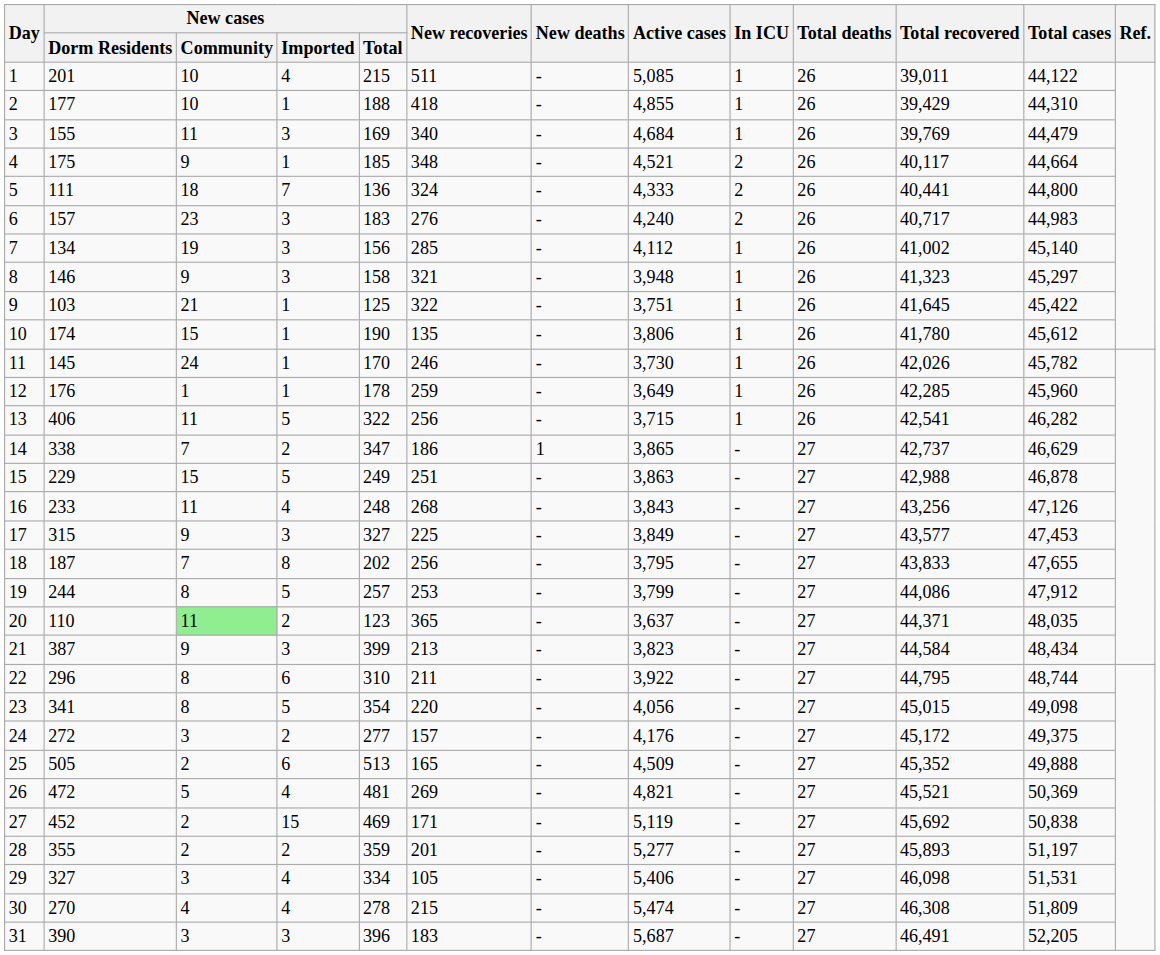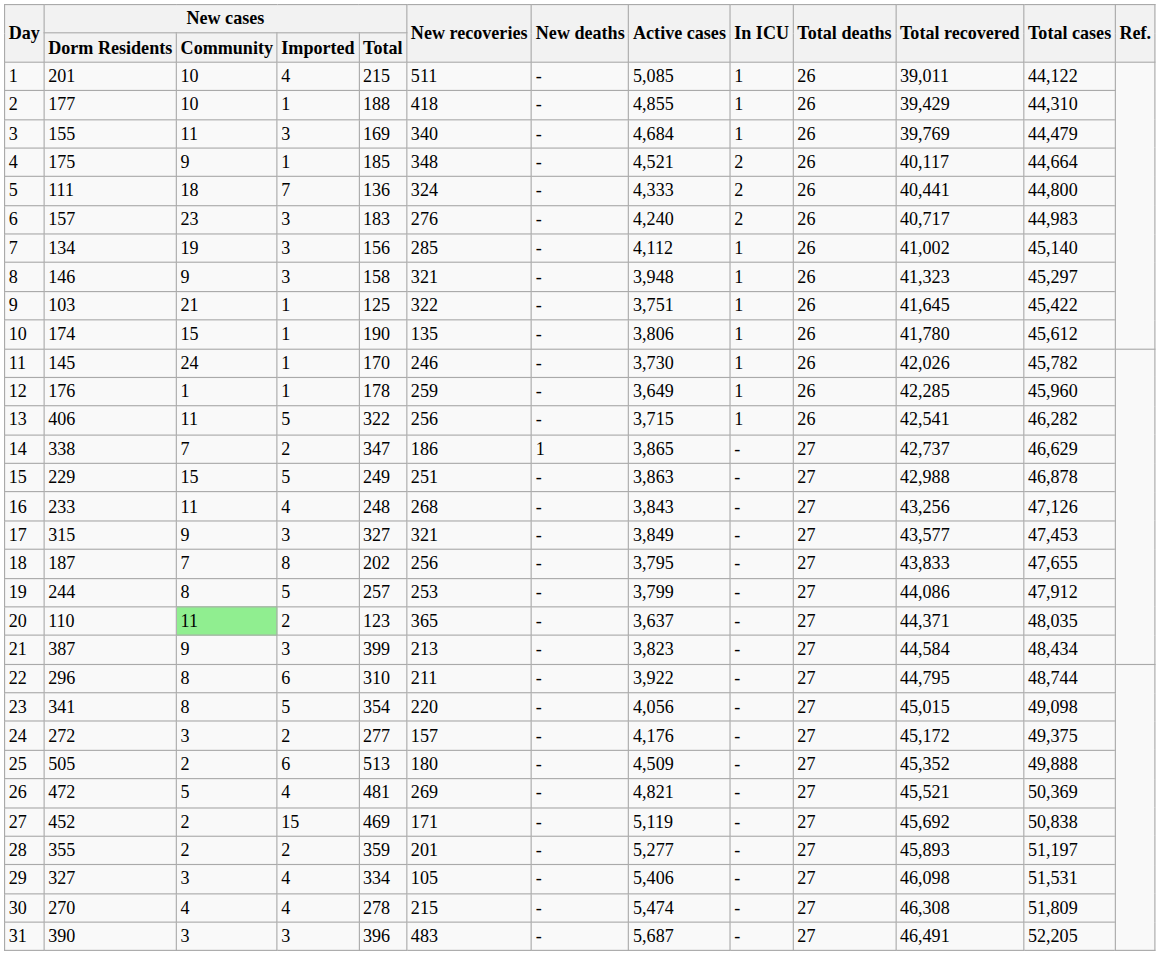(424, 534) 225 -> (424, 534) 321
(424, 764) 165 -> (424, 764) 180
(424, 936) 183 -> (424, 936) 483
